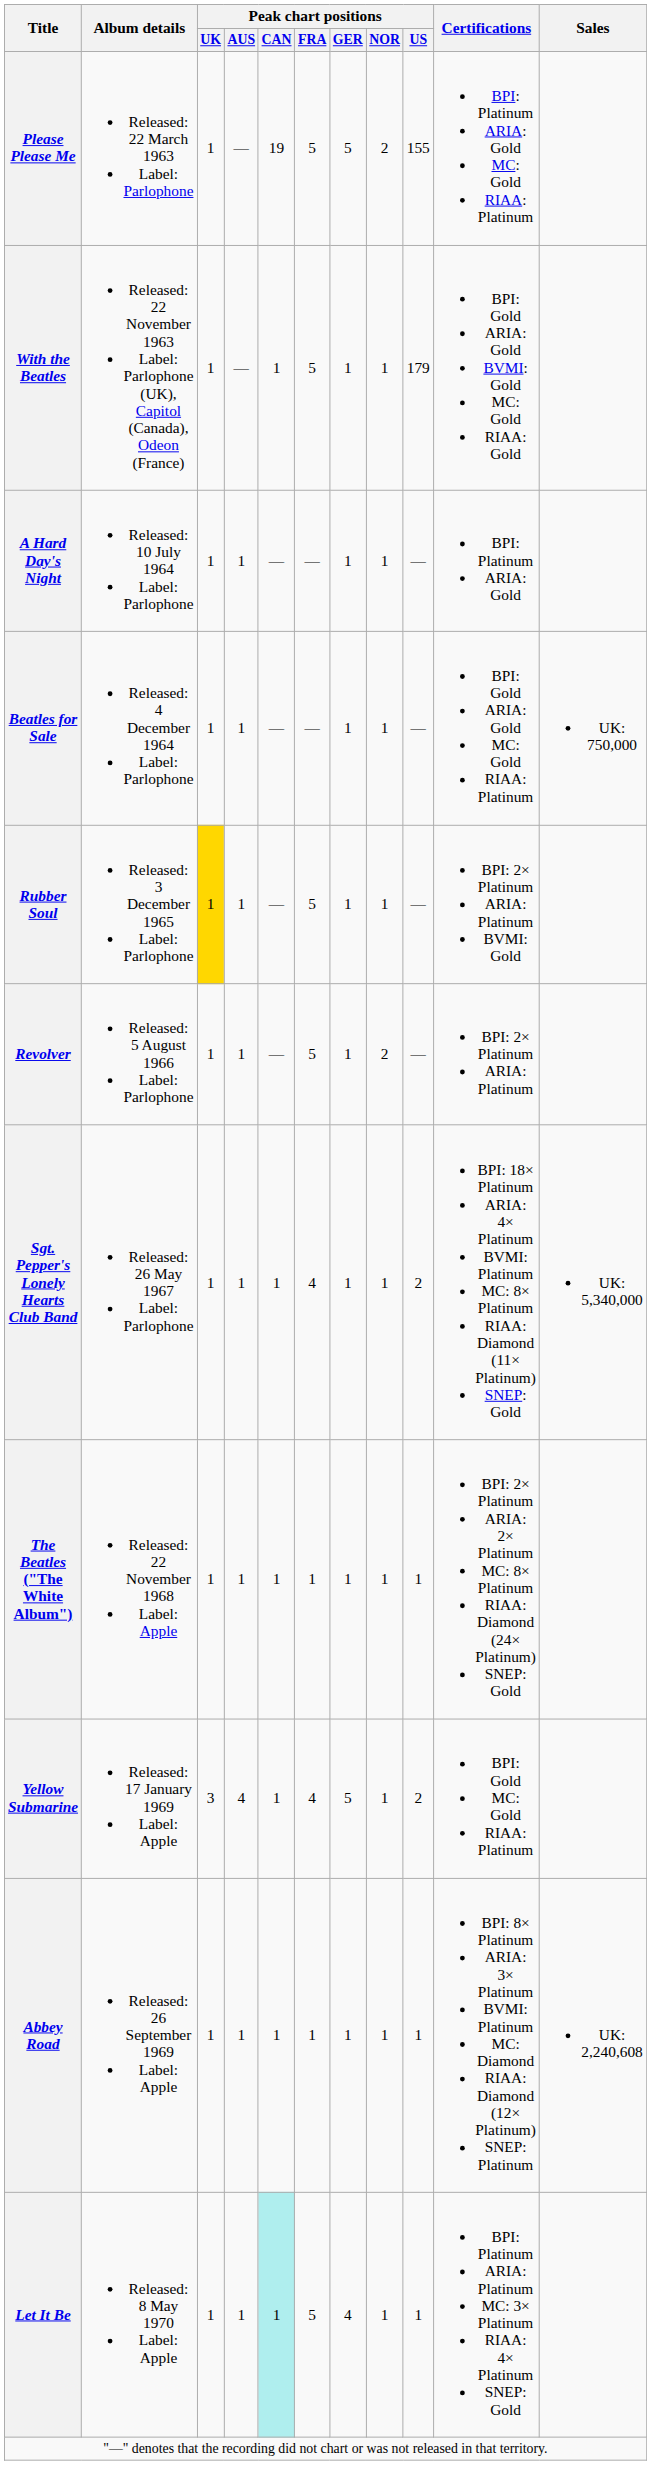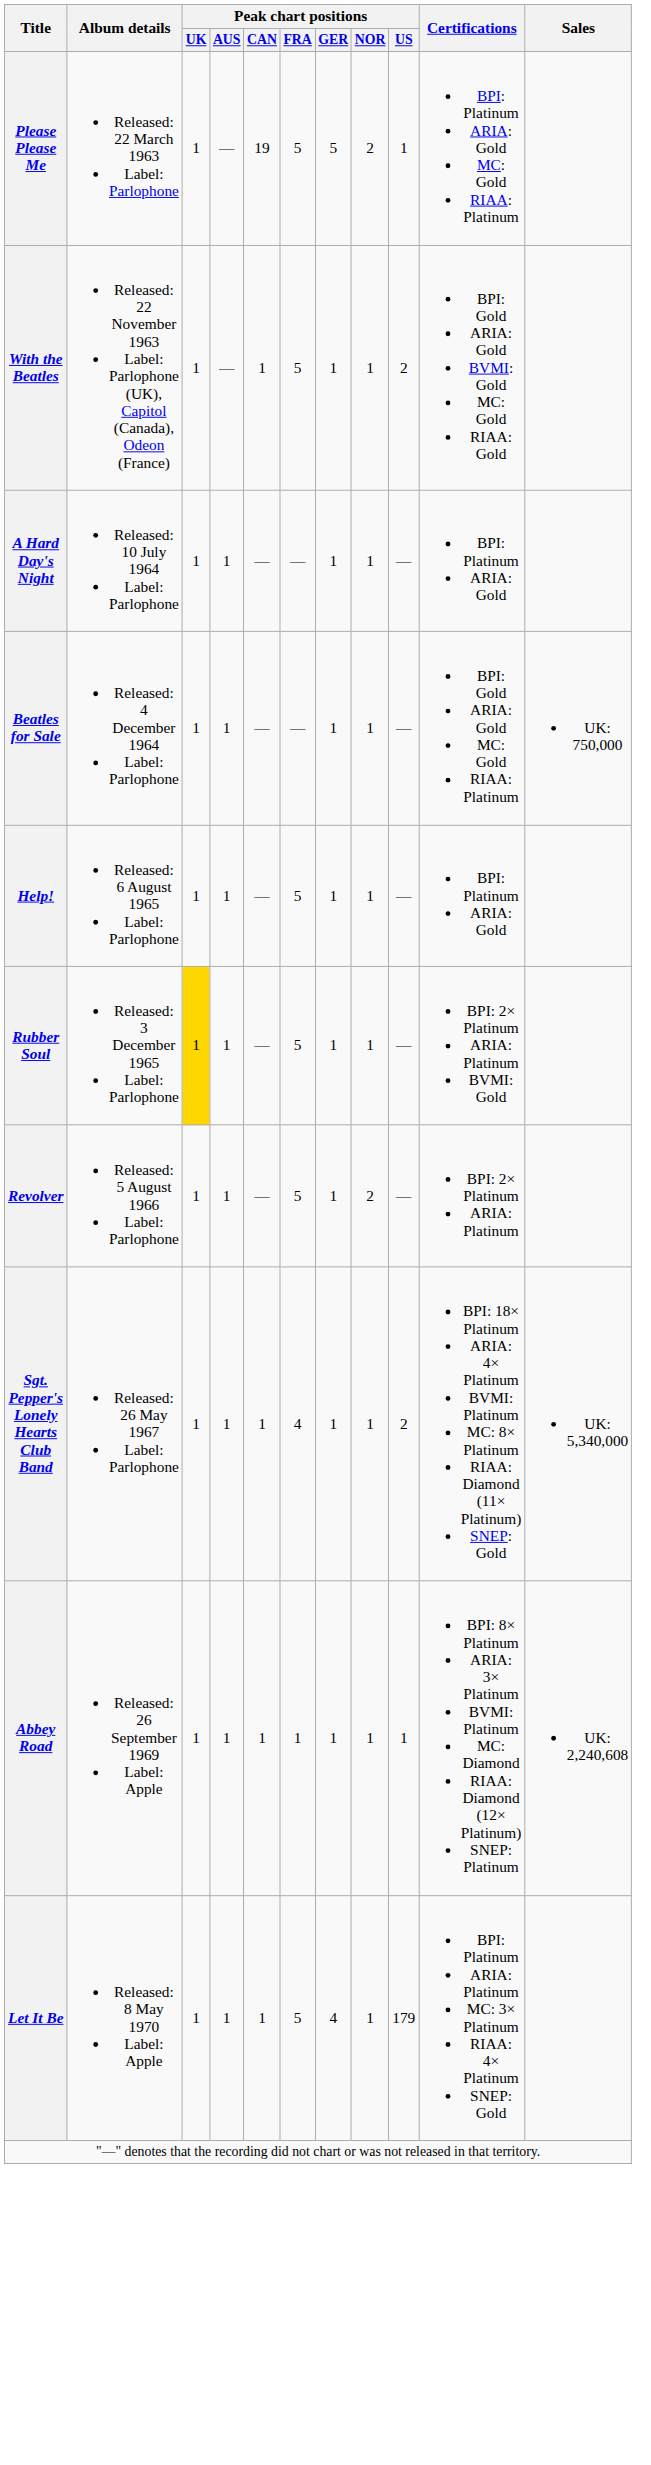(418, 148) 155 -> (404, 148) 1
(418, 367) 179 -> (404, 367) 2
+ row: (36, 895)
- row: (43, 1579)
- row: (43, 1798)
(277, 2314) paleturquoise background -> (262, 2017) no background
(418, 2314) 1 -> (404, 2017) 179
